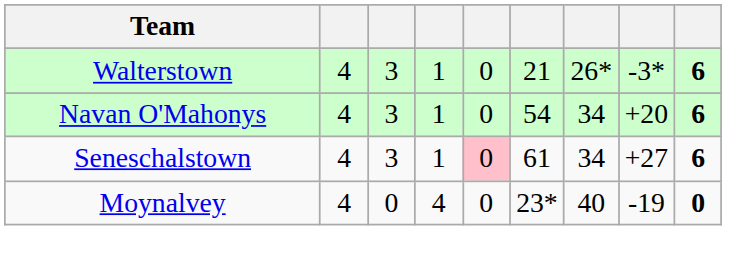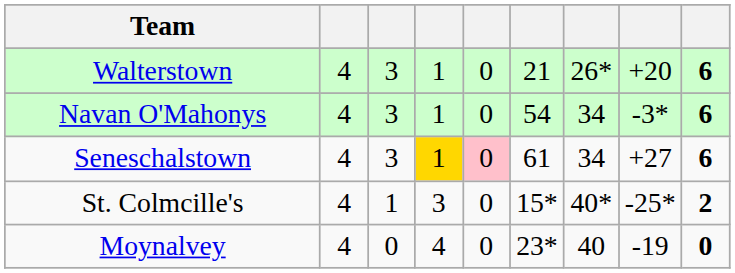(646, 70) -3* -> (650, 70) +20
(646, 114) +20 -> (650, 114) -3*
(439, 158) no background -> (439, 158) gold background
+ row: (163, 202)
